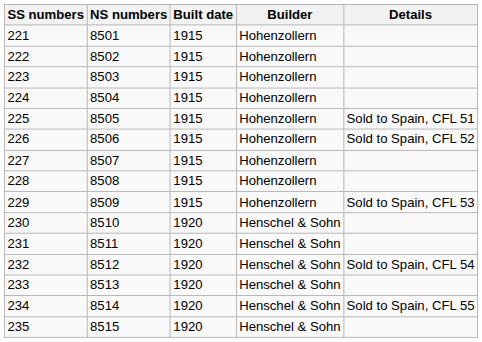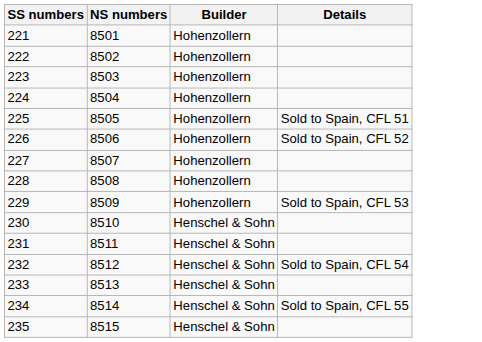- column: (203, 14)
